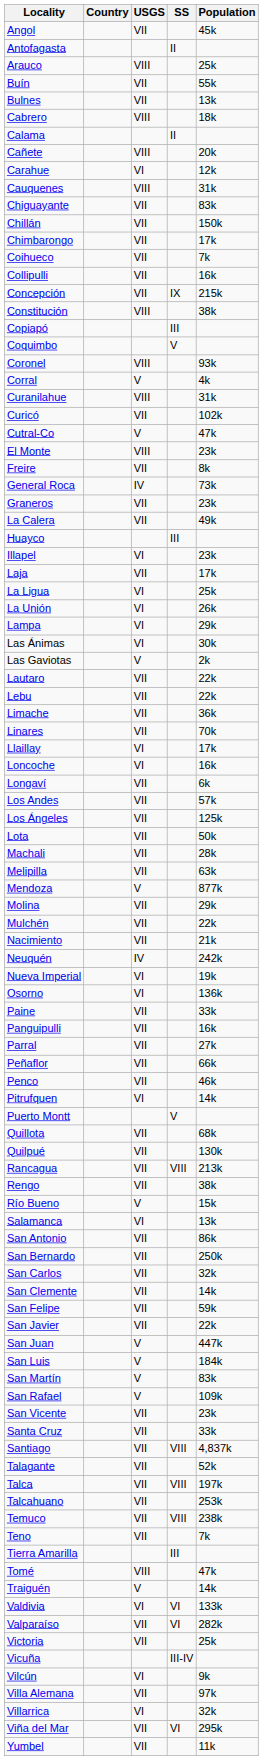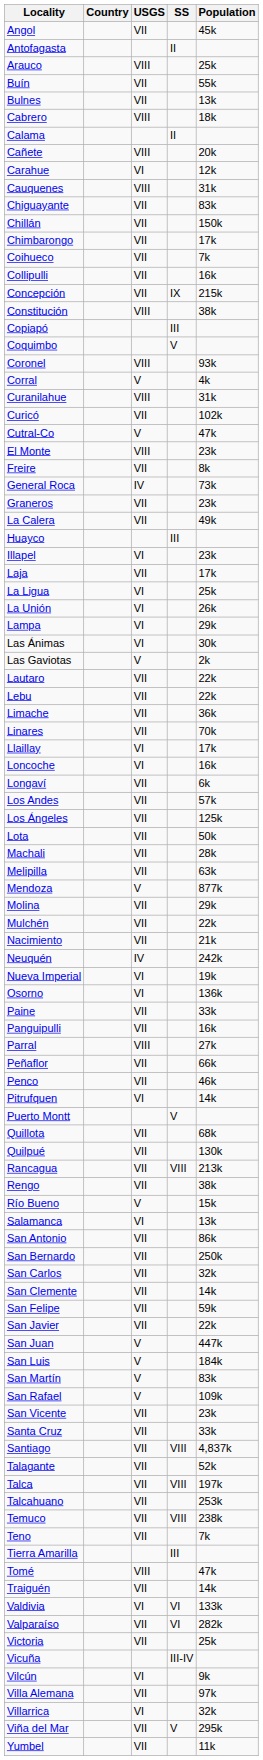(140, 1046) VII -> (142, 1046) VIII
(137, 1589) V -> (140, 1589) VII
(175, 1729) VI -> (174, 1729) V
